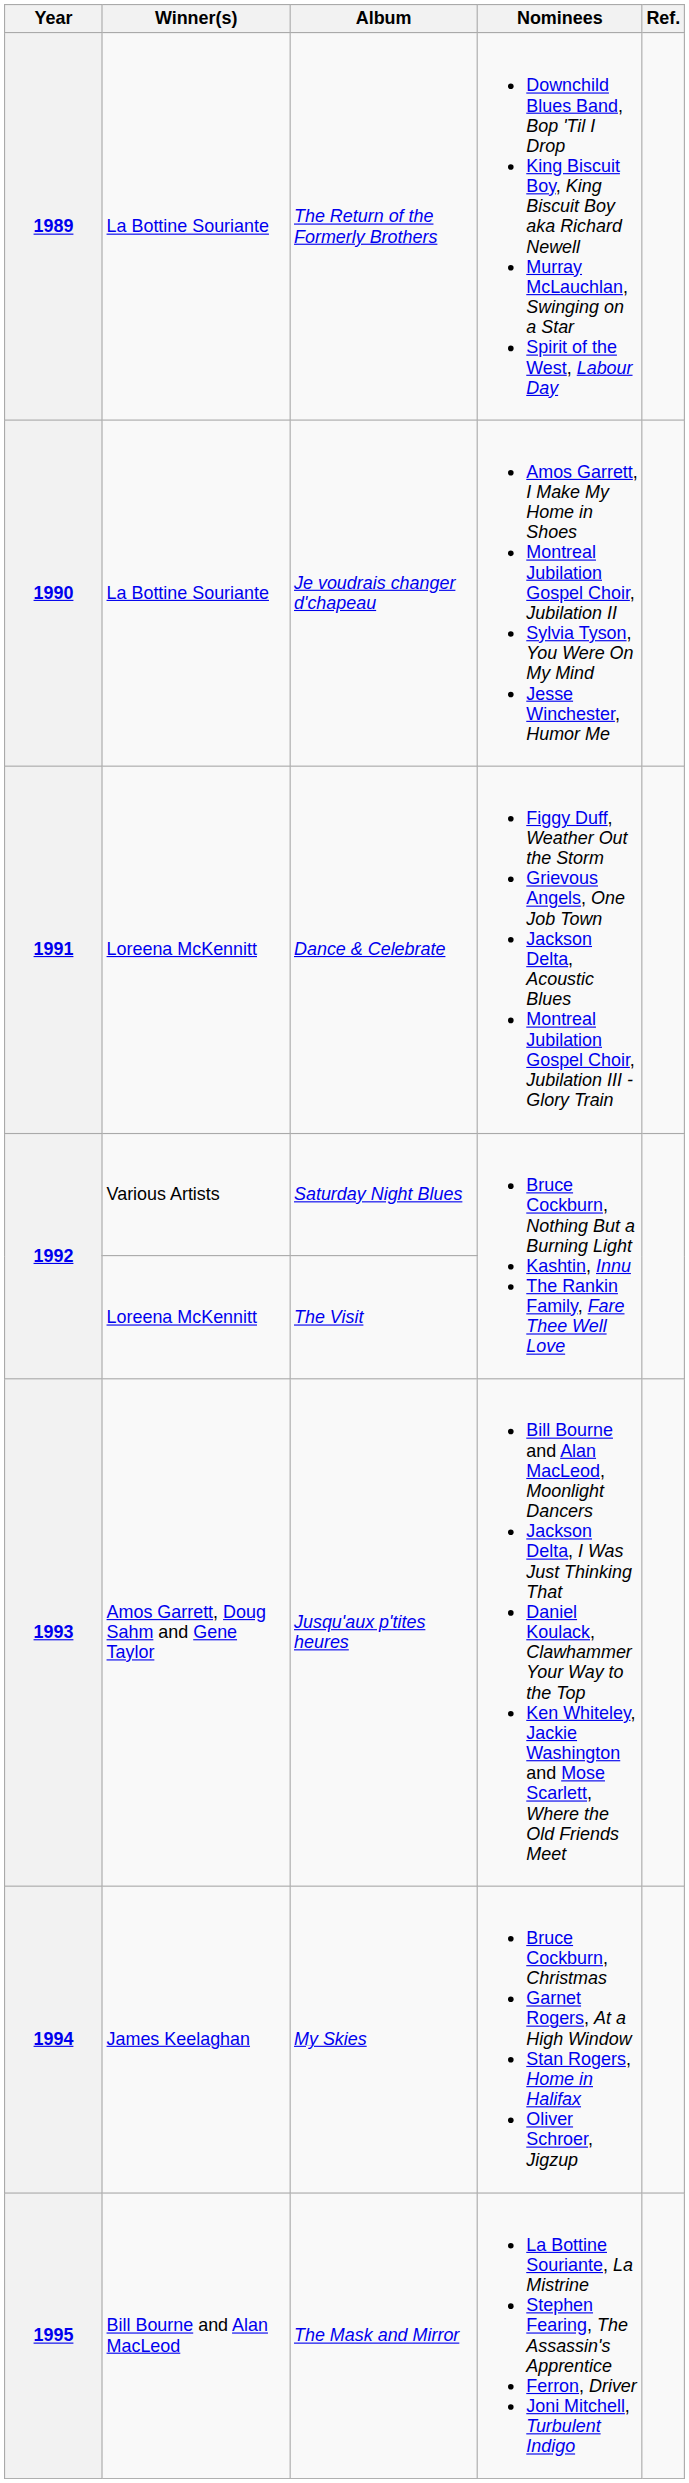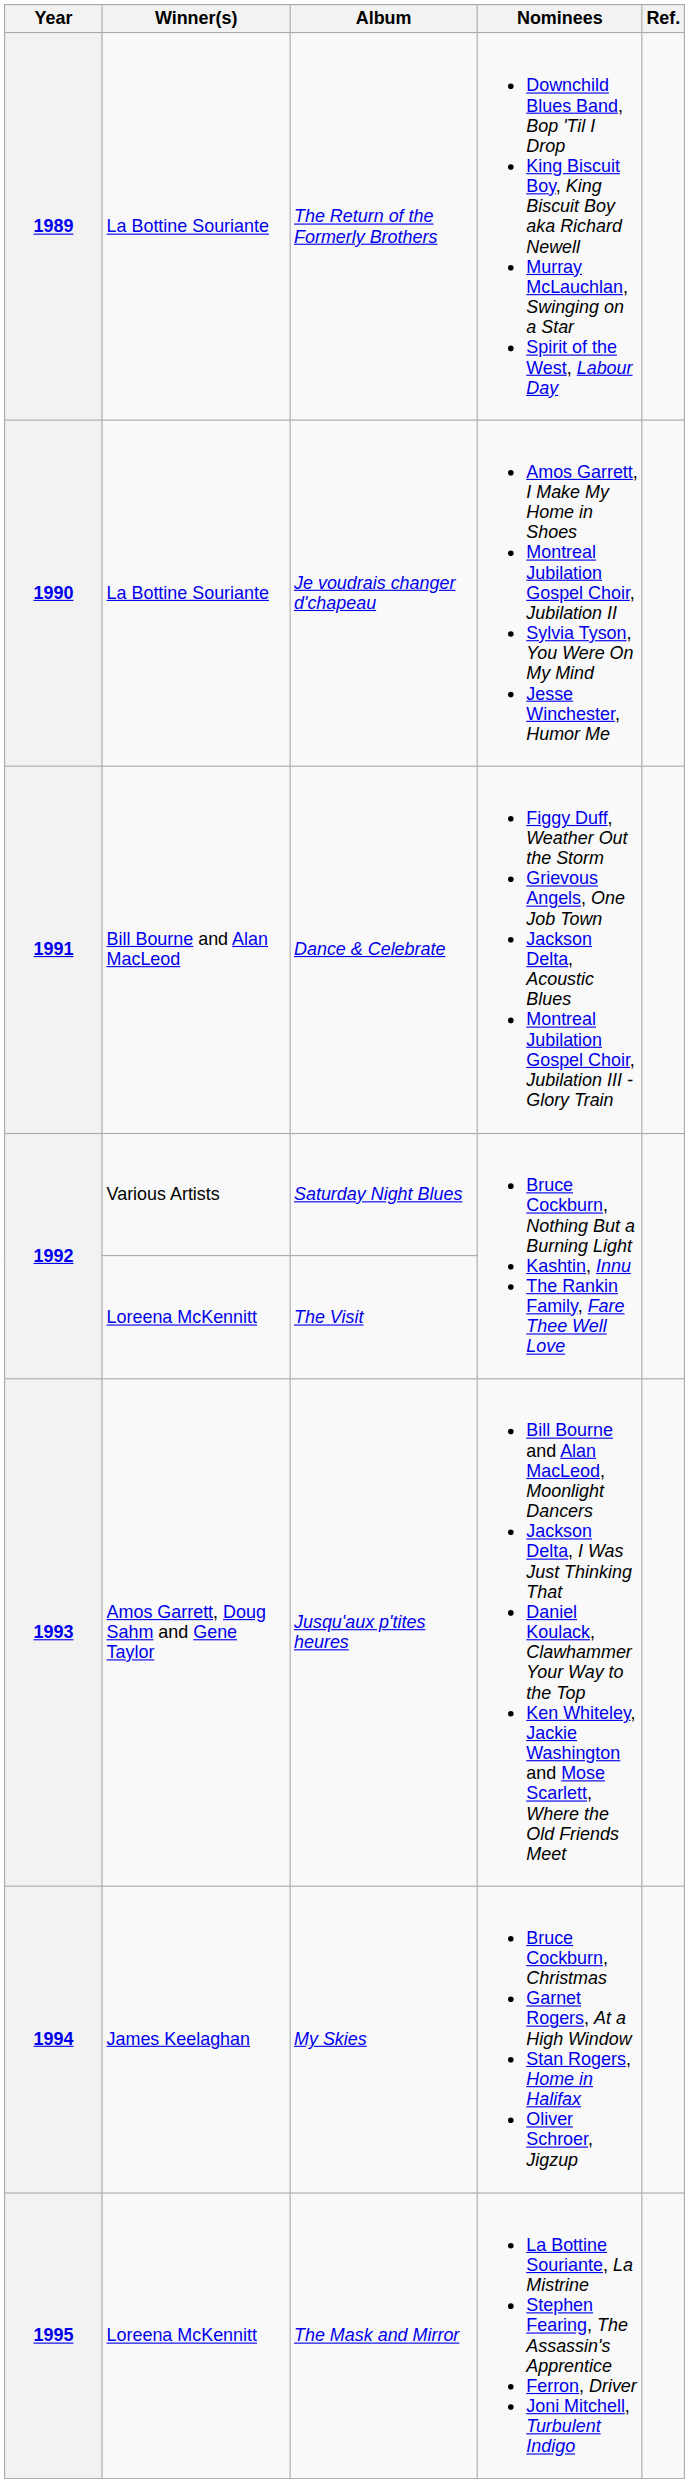(182, 949) Loreena McKennitt -> (187, 949) Bill Bourne and Alan MacLeod
(187, 2335) Bill Bourne and Alan MacLeod -> (182, 2335) Loreena McKennitt
